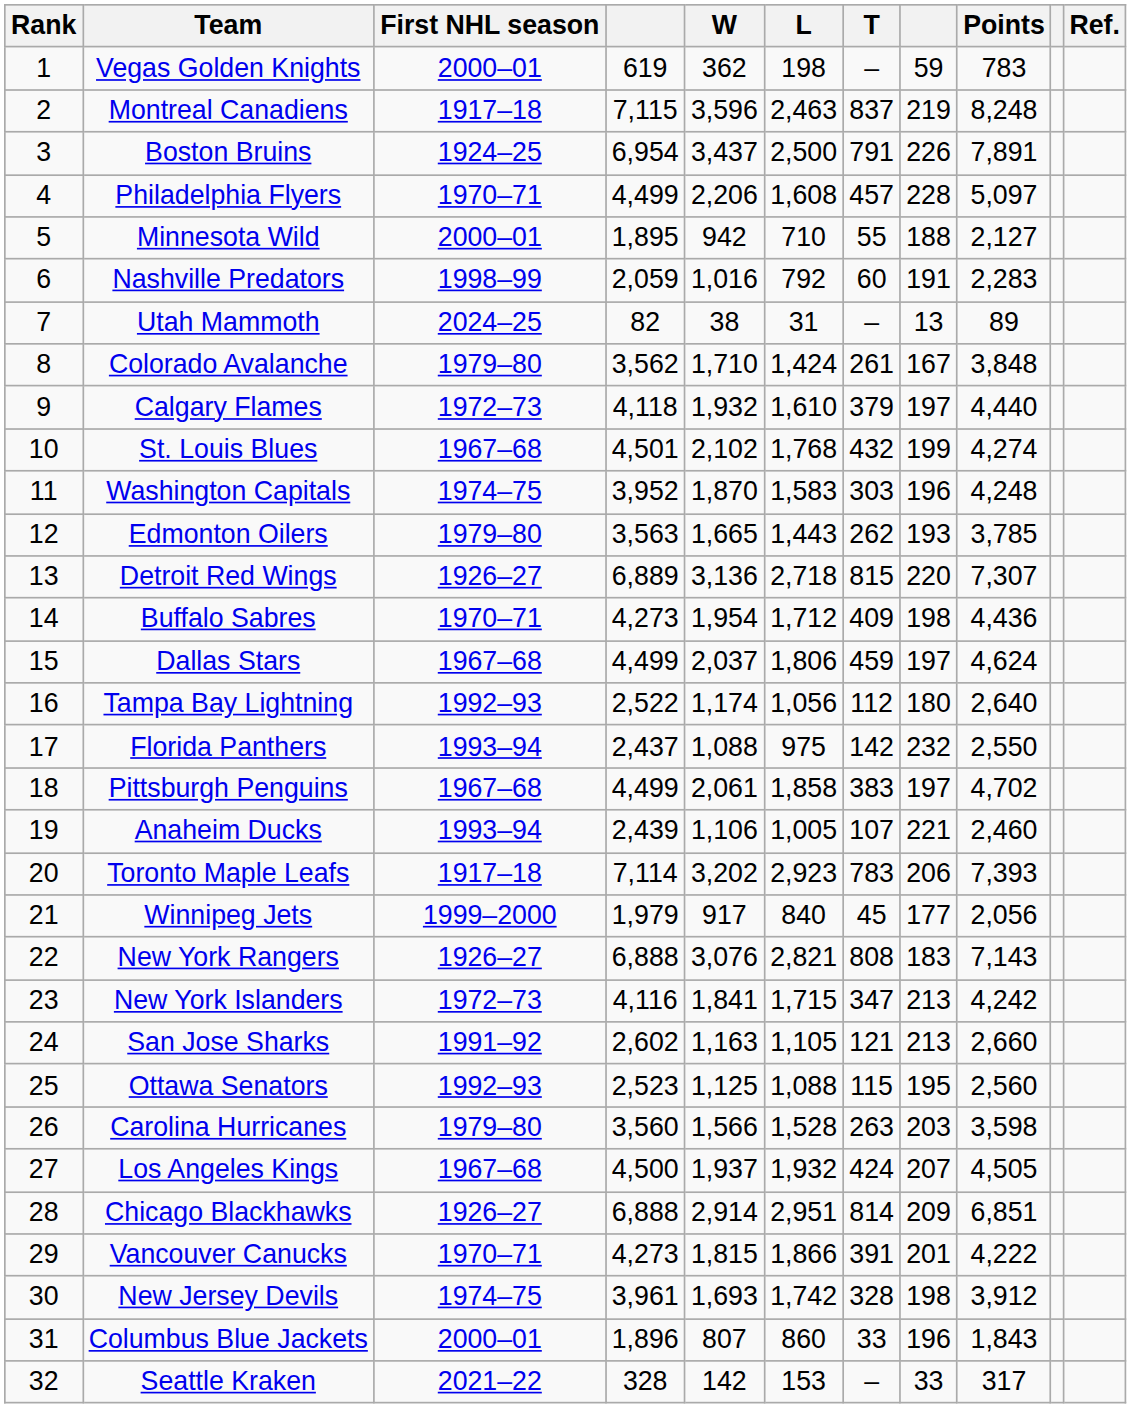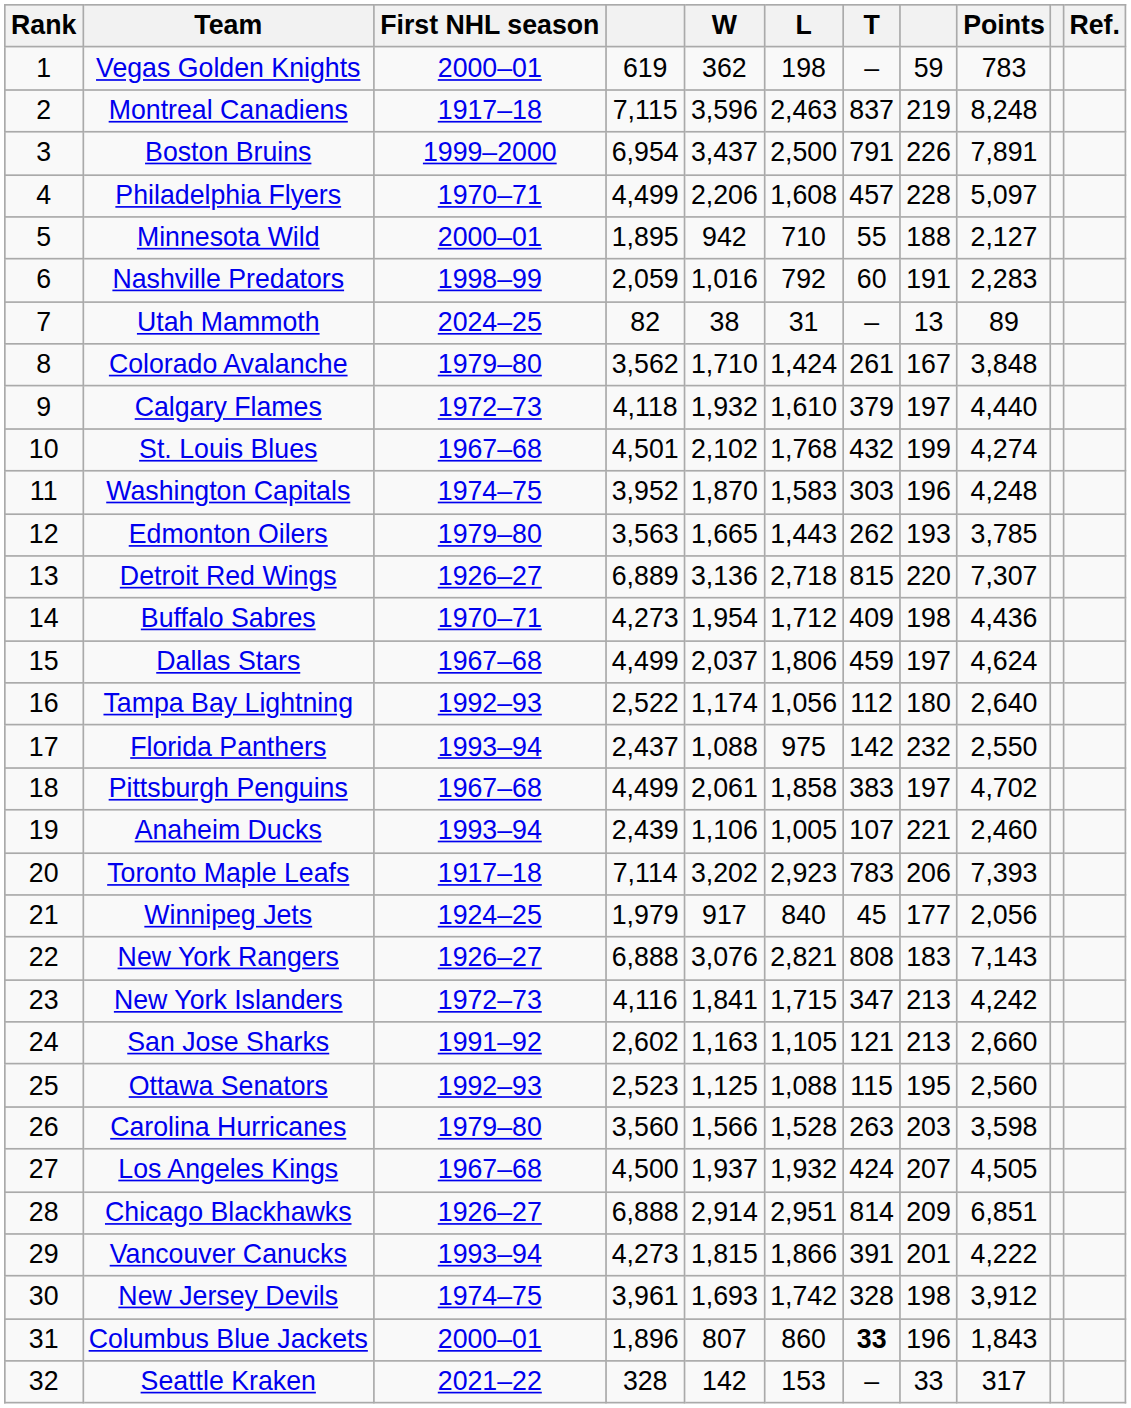(490, 152) 1924–25 -> (490, 152) 1999–2000
(490, 915) 1999–2000 -> (490, 915) 1924–25
(490, 1254) 1970–71 -> (490, 1254) 1993–94
(872, 1339) normal -> (872, 1339) bold
